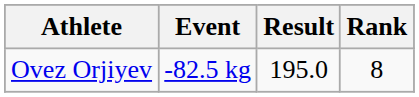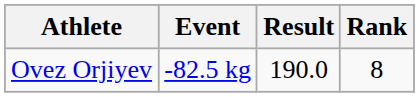(299, 69) 195.0 -> (299, 69) 190.0
